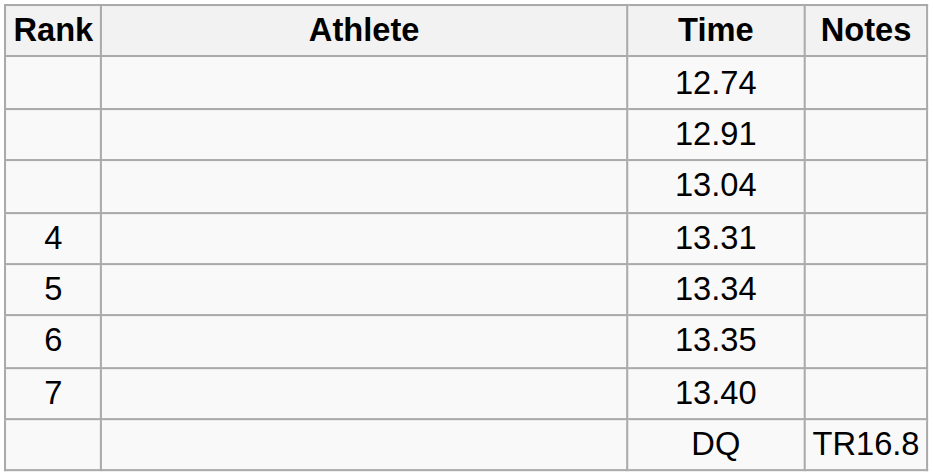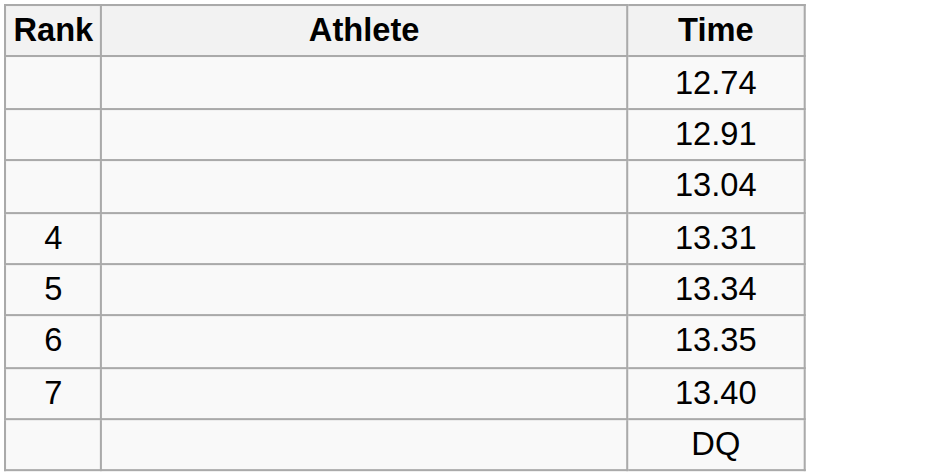- column: (866, 30)
